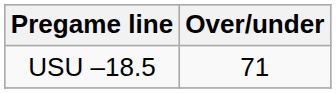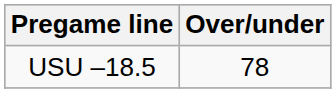(255, 66) 71 -> (255, 66) 78
